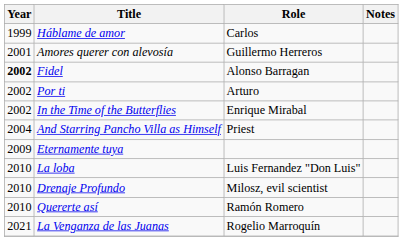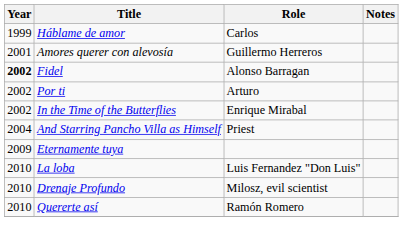- row: (103, 226)
